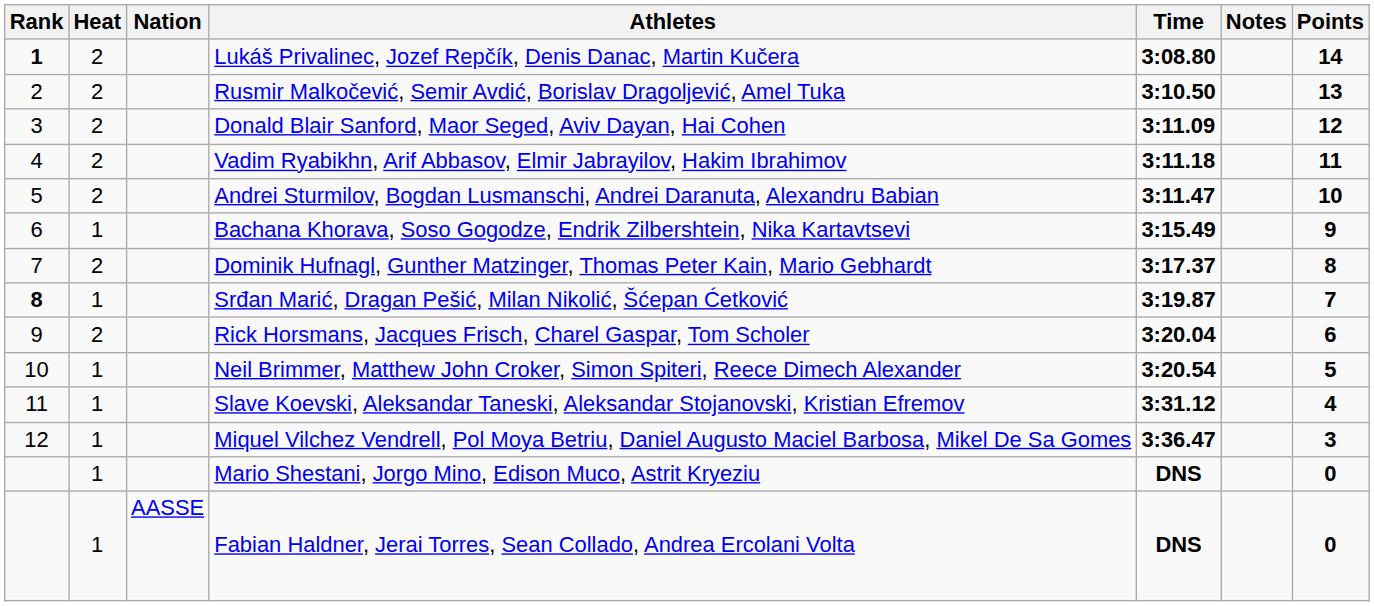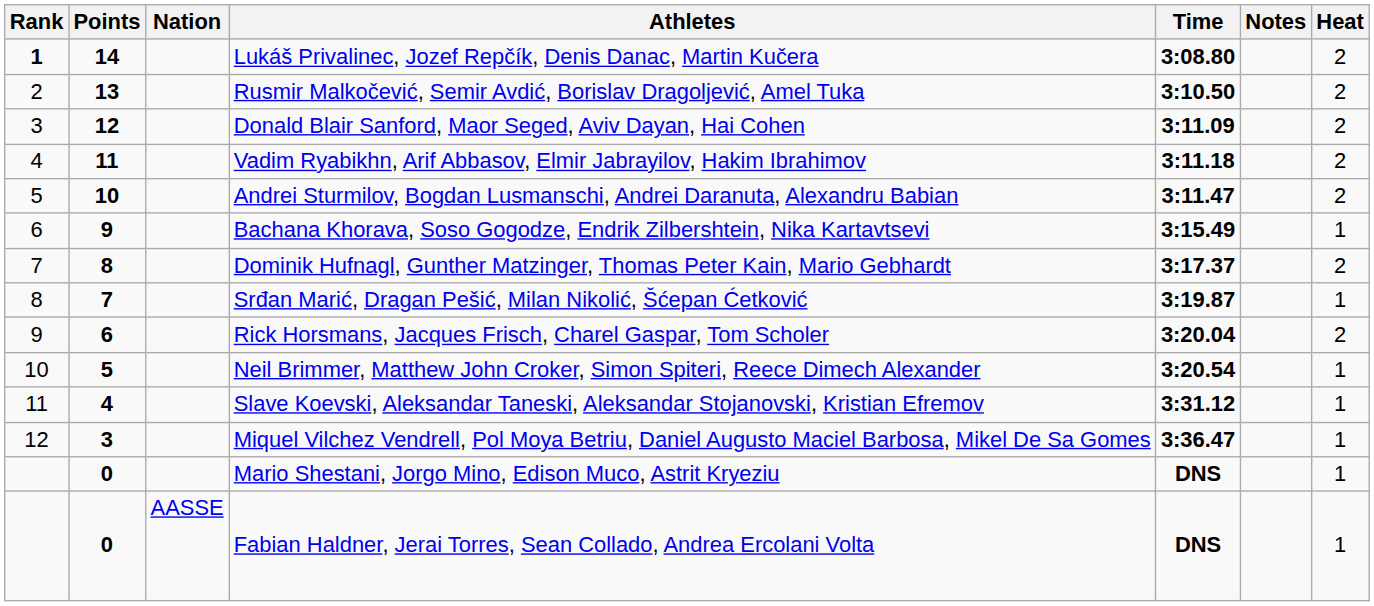columns swapped: (97, 21) <-> (1330, 21)
(37, 299) bold -> (37, 299) normal
